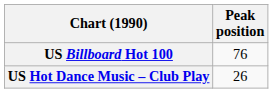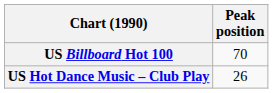(240, 54) 76 -> (240, 54) 70
